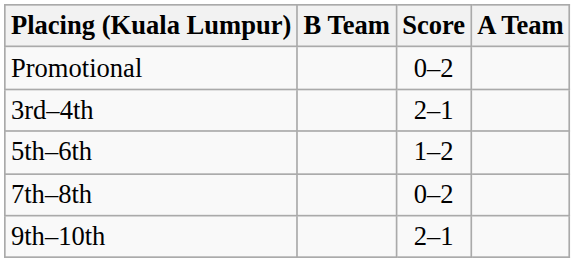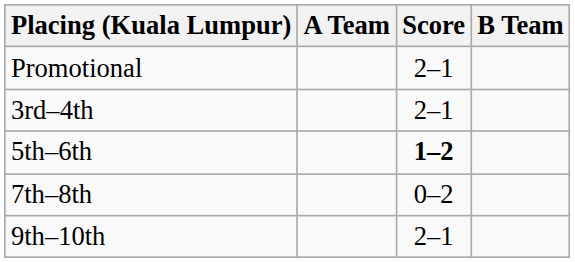columns swapped: (521, 25) <-> (347, 25)
(434, 67) 0–2 -> (434, 67) 2–1
(434, 151) normal -> (434, 151) bold
